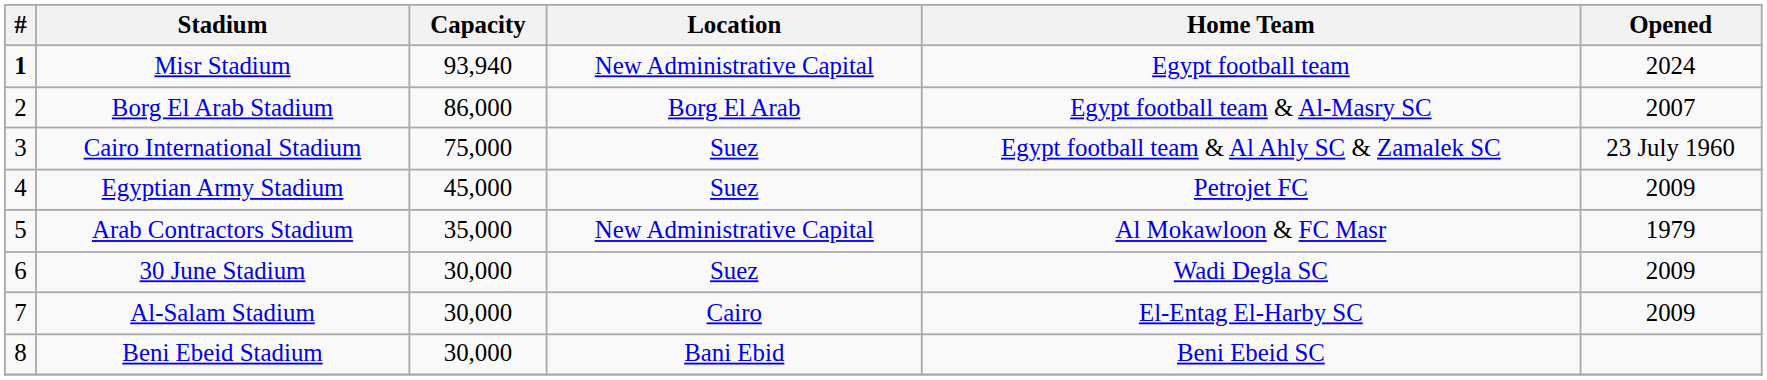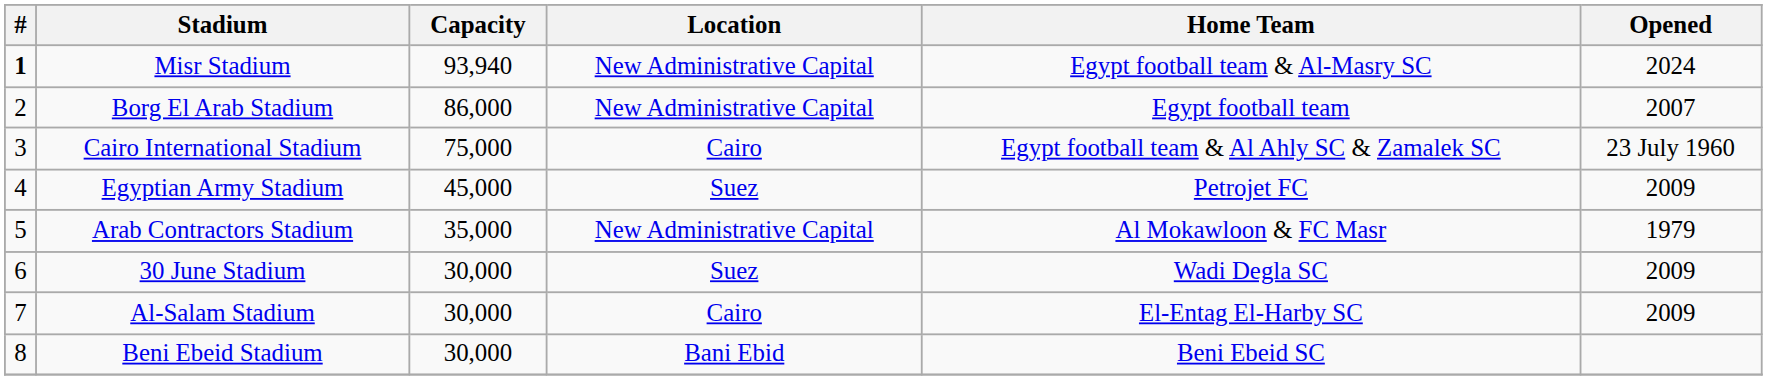(1251, 65) Egypt football team -> (1251, 65) Egypt football team & Al-Masry SC
(734, 106) Borg El Arab -> (734, 106) New Administrative Capital
(1251, 106) Egypt football team & Al-Masry SC -> (1251, 106) Egypt football team
(734, 147) Suez -> (734, 147) Cairo
